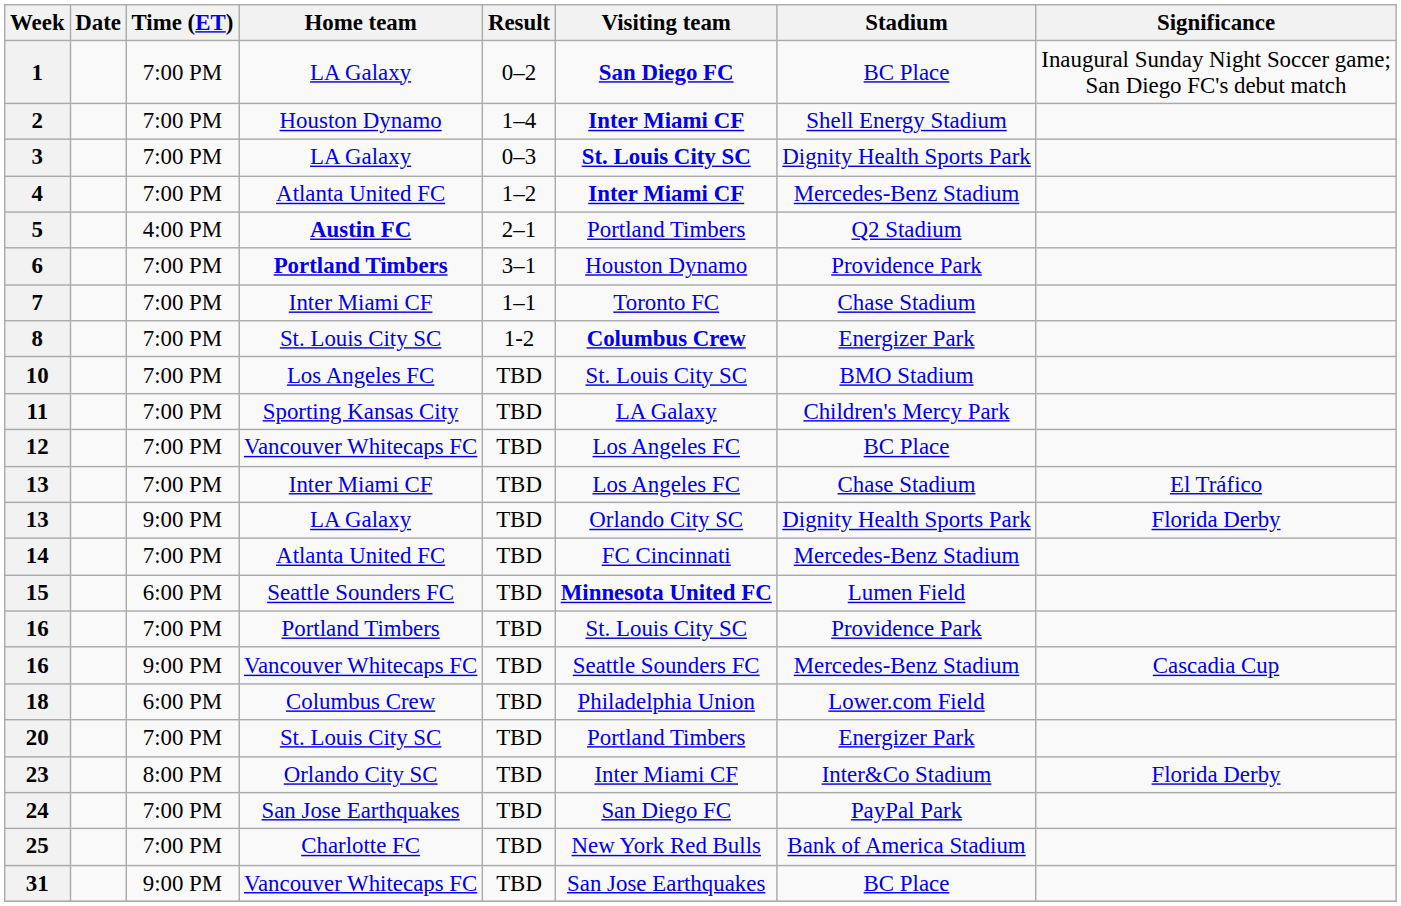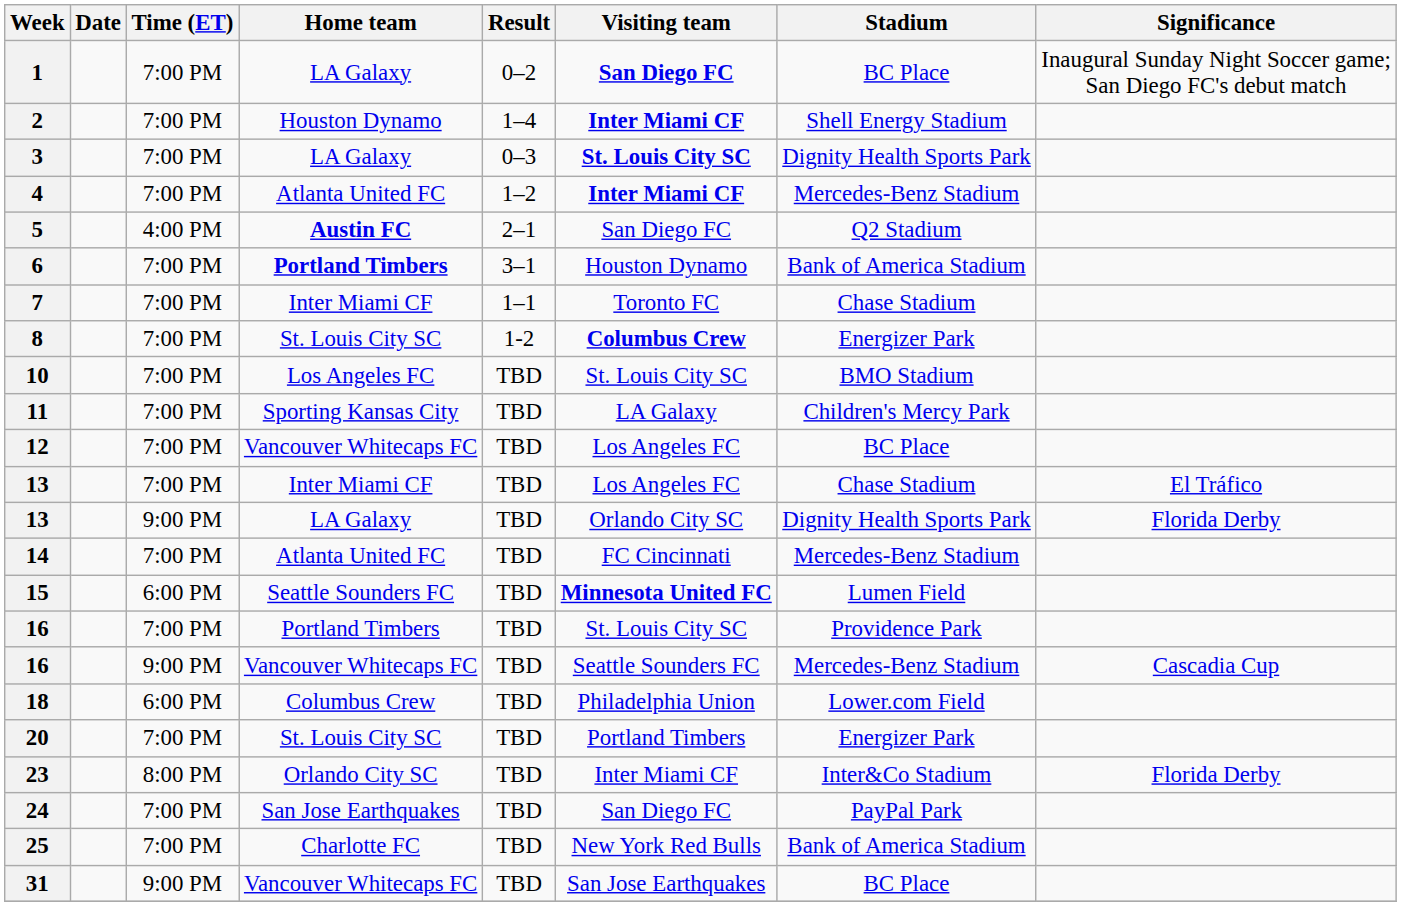(666, 229) Portland Timbers -> (666, 229) San Diego FC
(907, 266) Providence Park -> (907, 266) Bank of America Stadium
